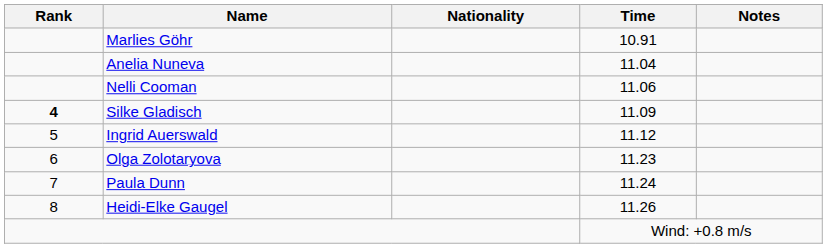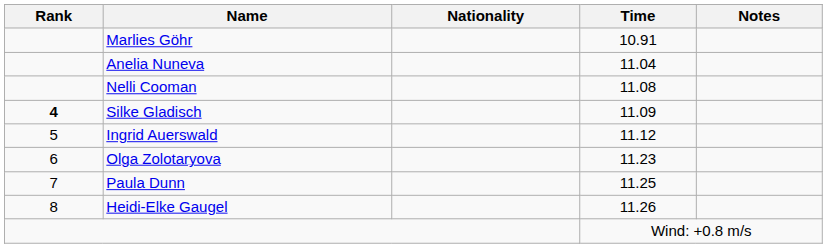(638, 87) 11.06 -> (638, 87) 11.08
(638, 183) 11.24 -> (638, 183) 11.25
